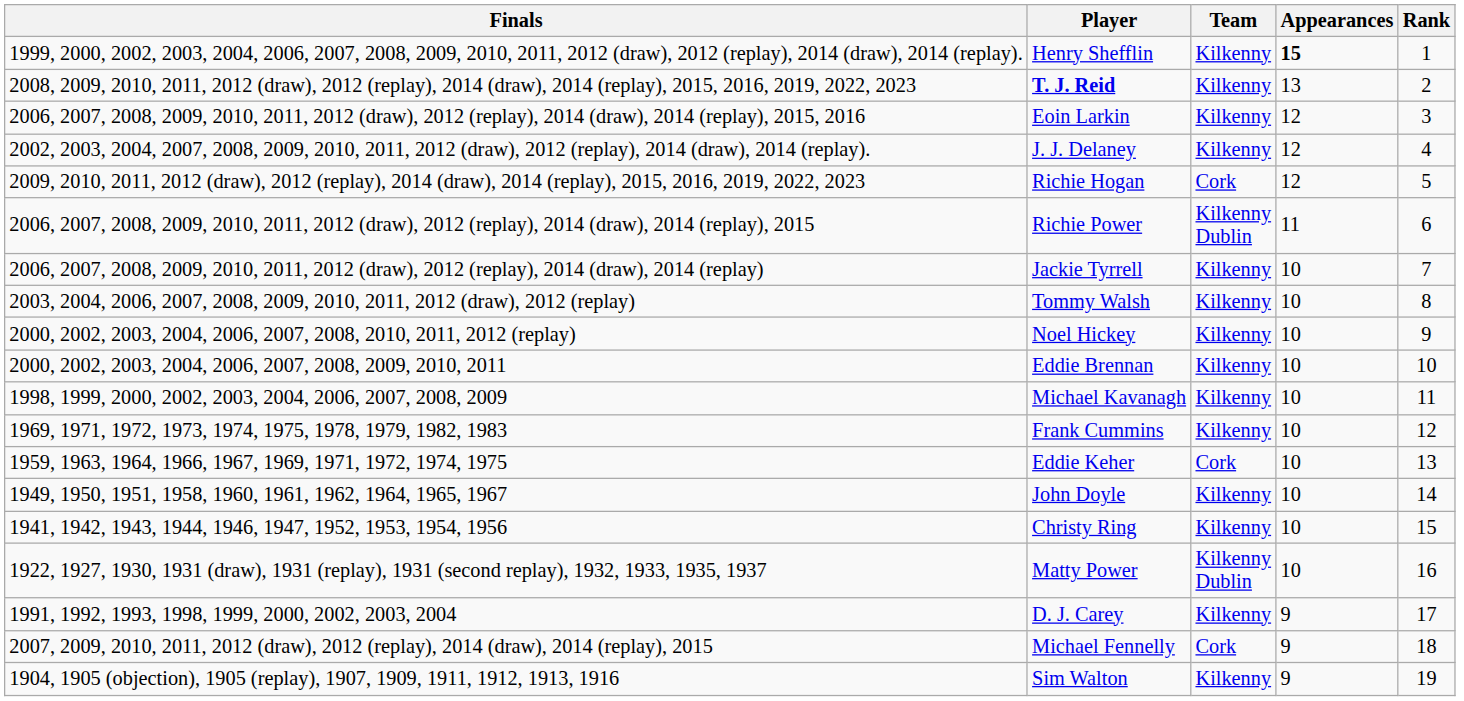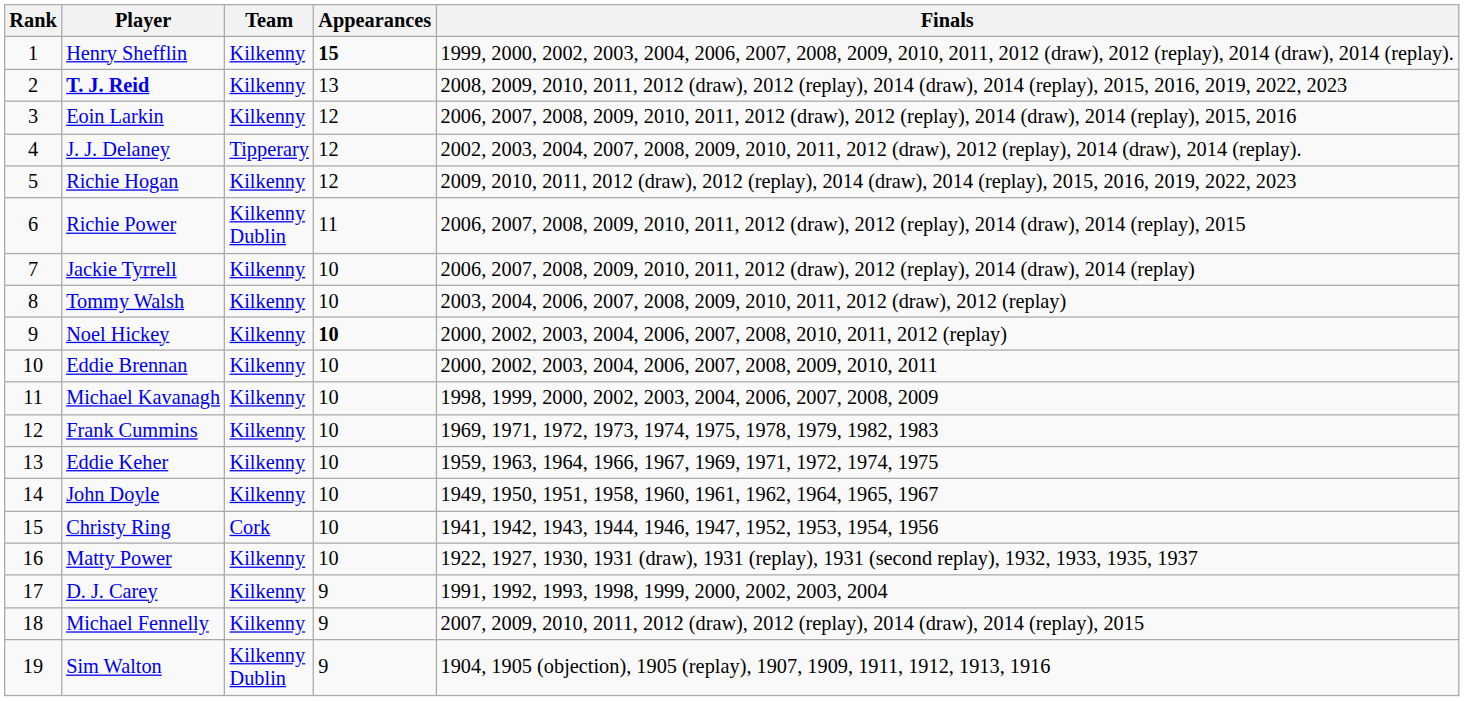columns swapped: (1426, 20) <-> (516, 20)
(1233, 149) Kilkenny -> (269, 149) Tipperary
(1216, 181) Cork -> (267, 181) Kilkenny
(1291, 333) normal -> (328, 333) bold
(1216, 462) Cork -> (267, 462) Kilkenny
(1233, 526) Kilkenny -> (250, 526) Cork
(1233, 570) Kilkenny Dublin -> (267, 559) Kilkenny
(1216, 646) Cork -> (267, 623) Kilkenny
(1233, 678) Kilkenny -> (267, 667) Kilkenny Dublin
